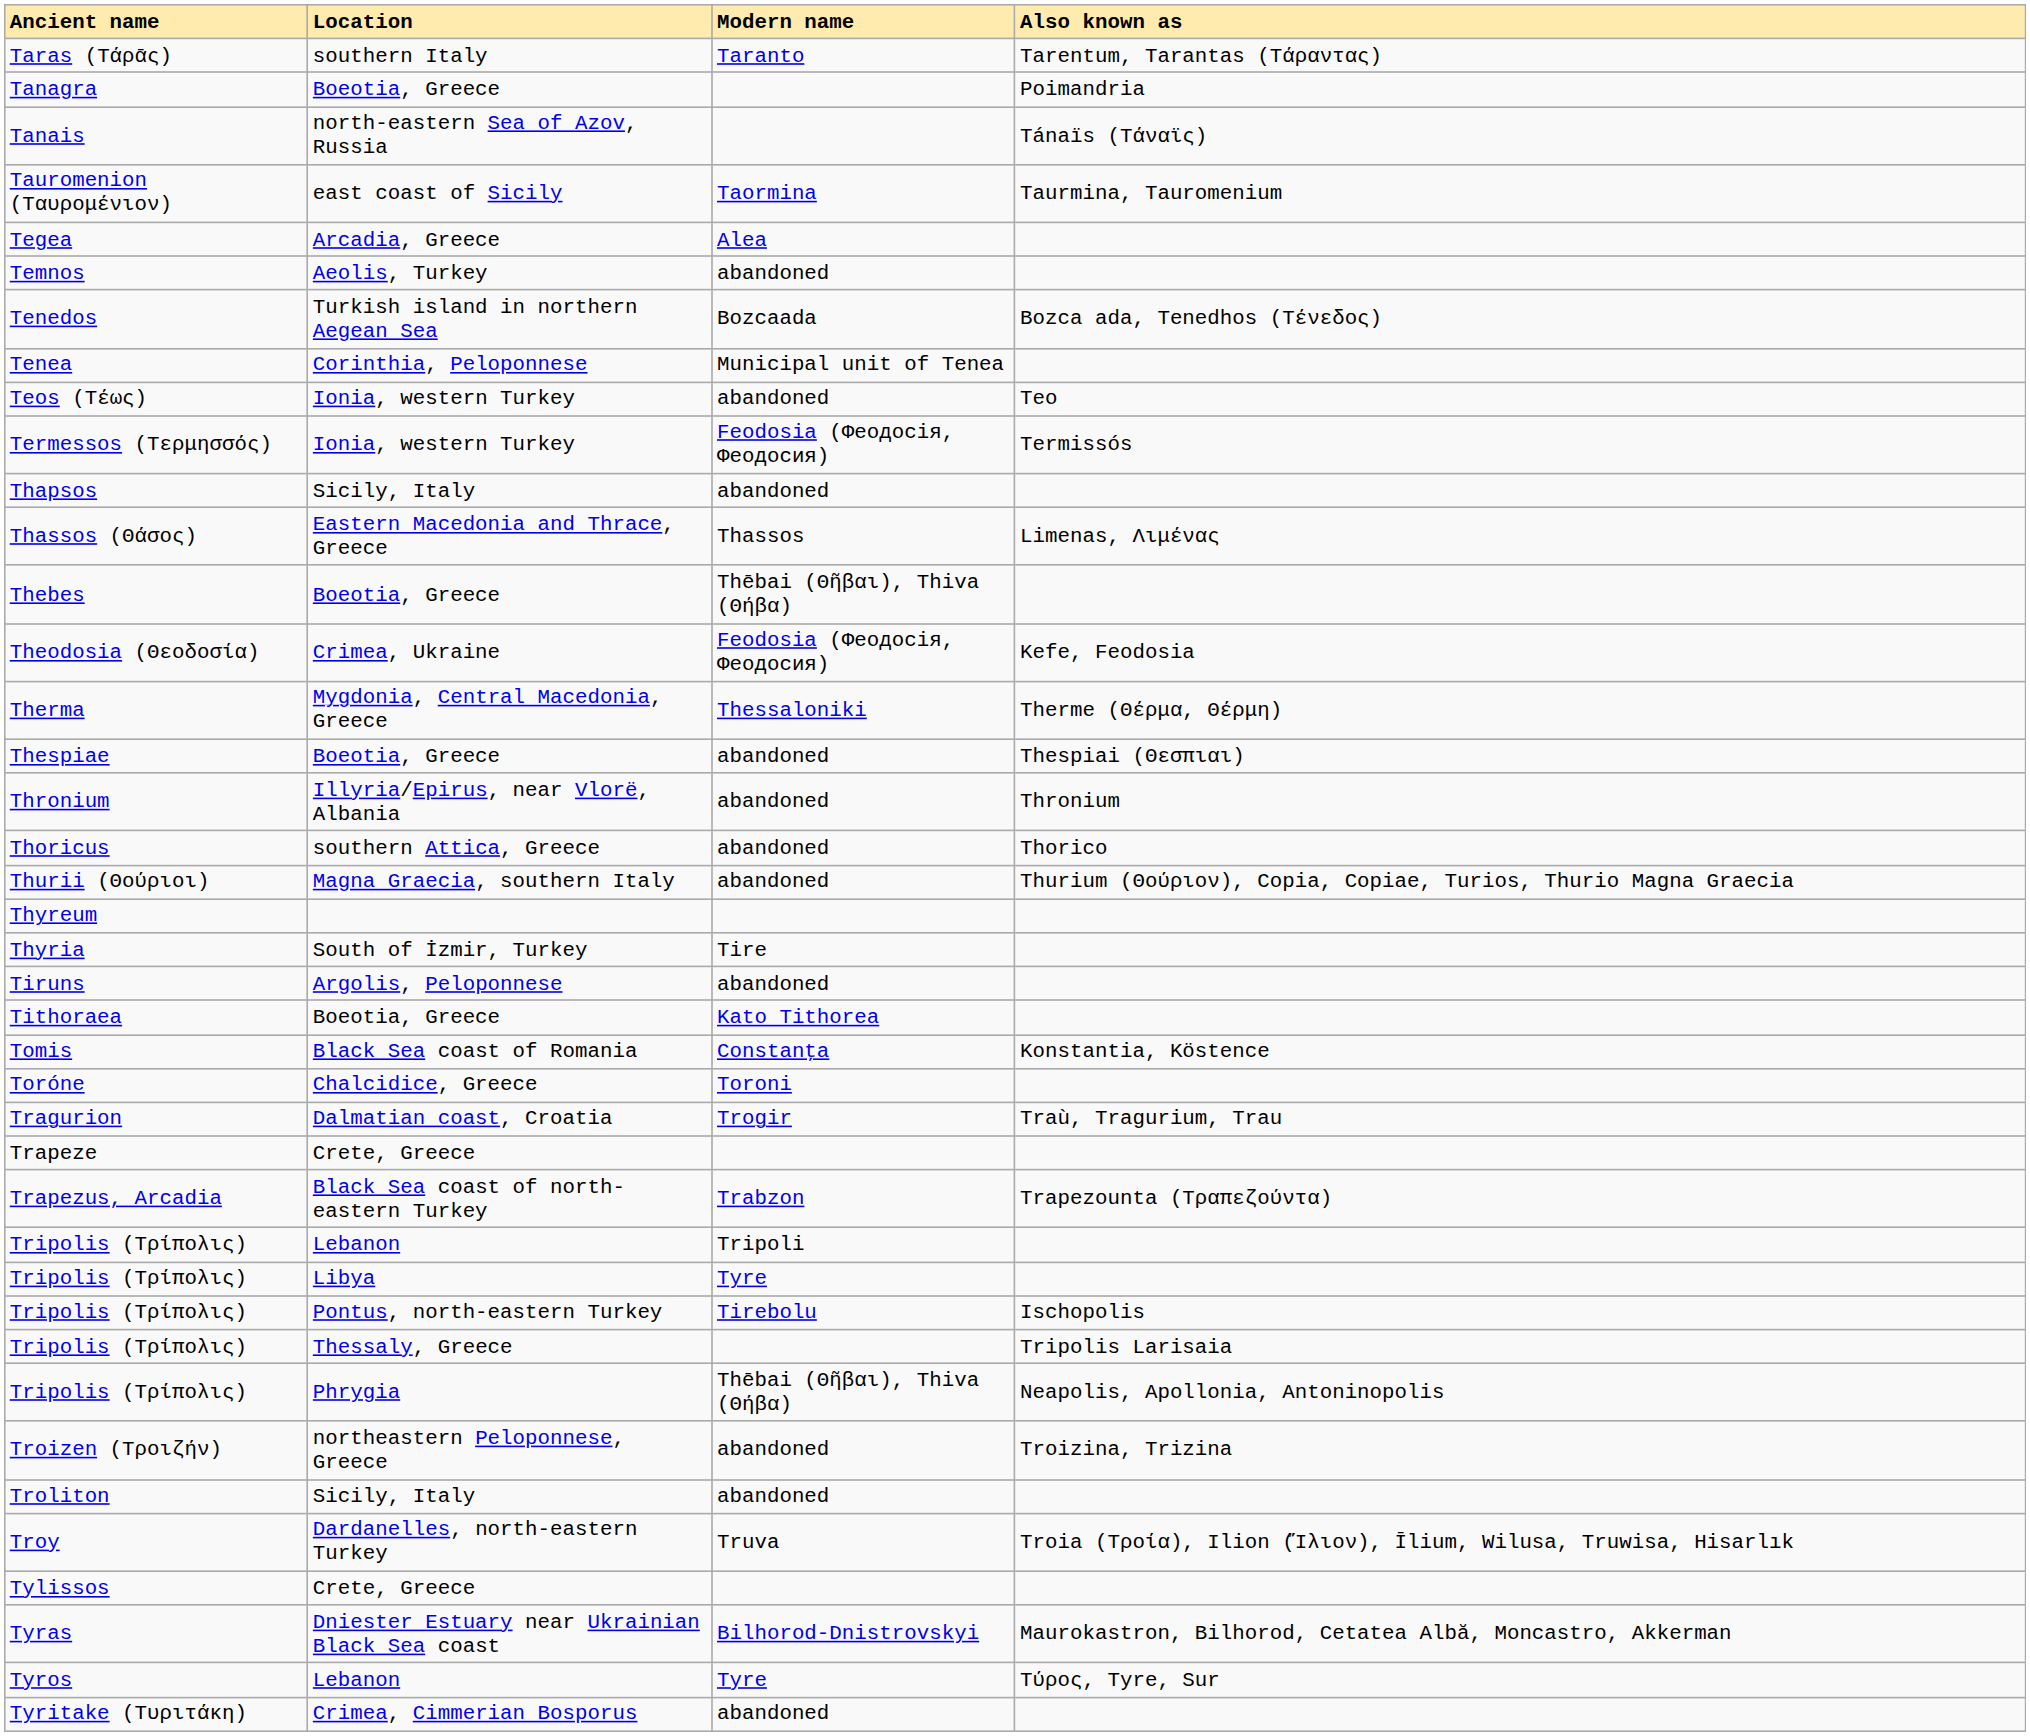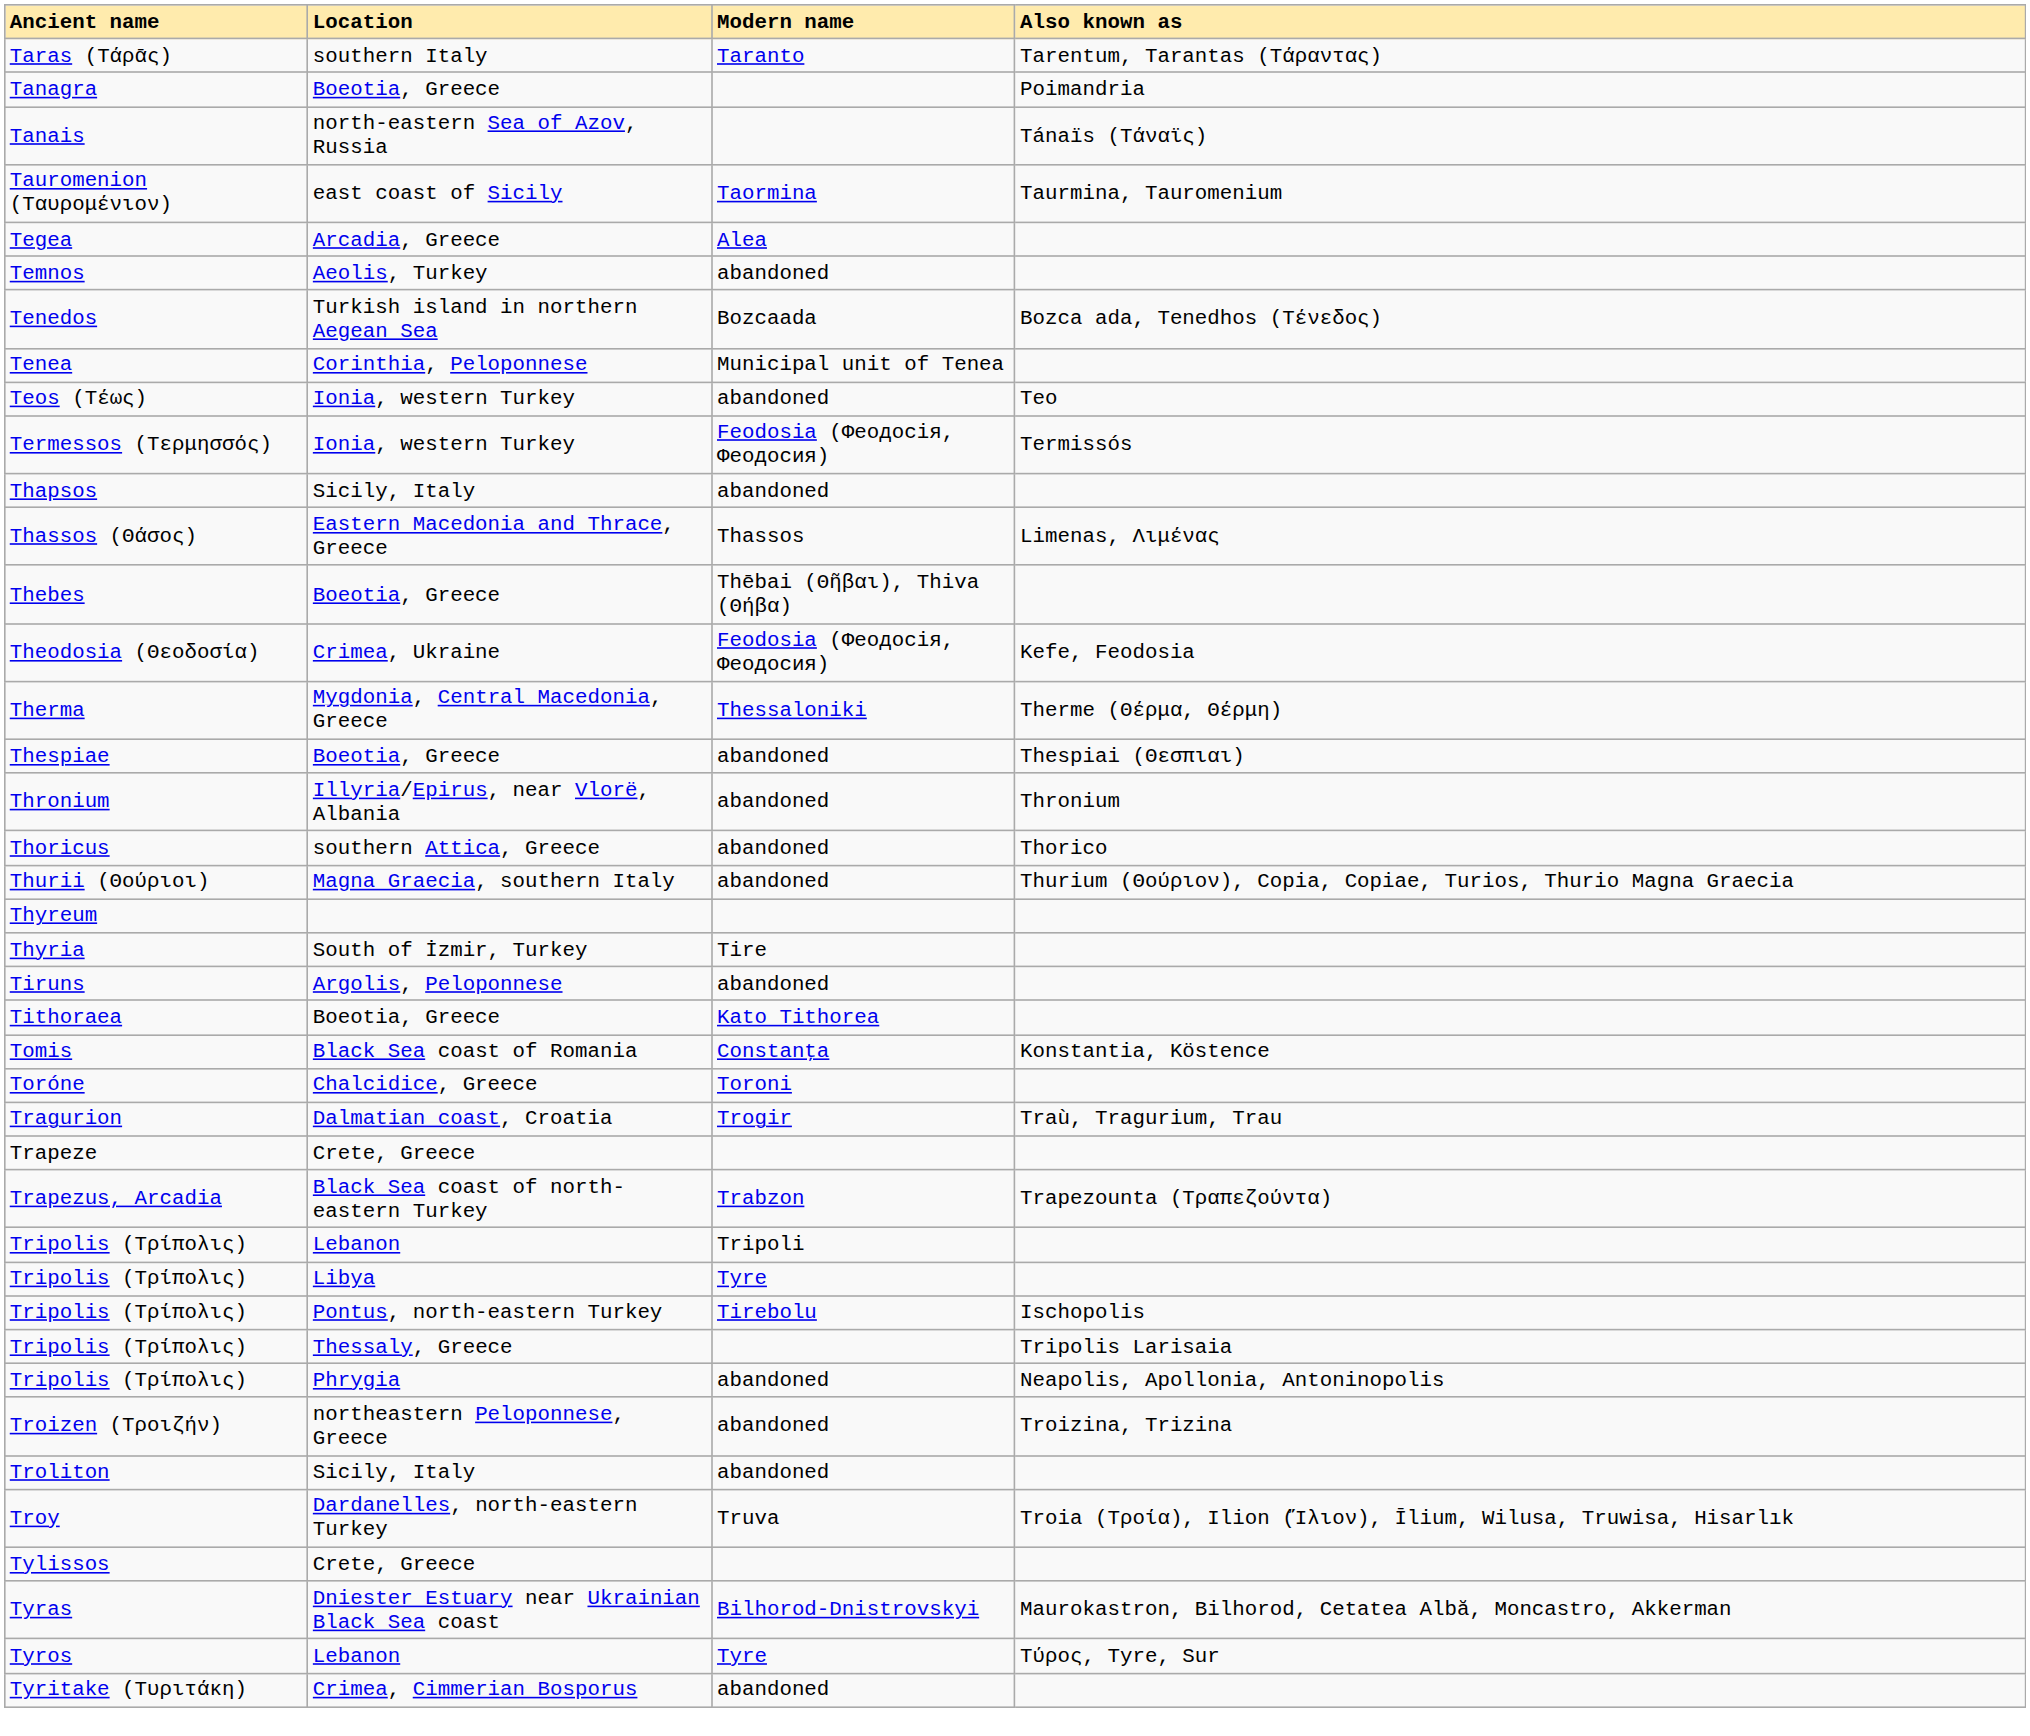(848, 1392) Thēbai (Θῆβαι), Thiva (Θήβα) -> (773, 1380) abandoned
